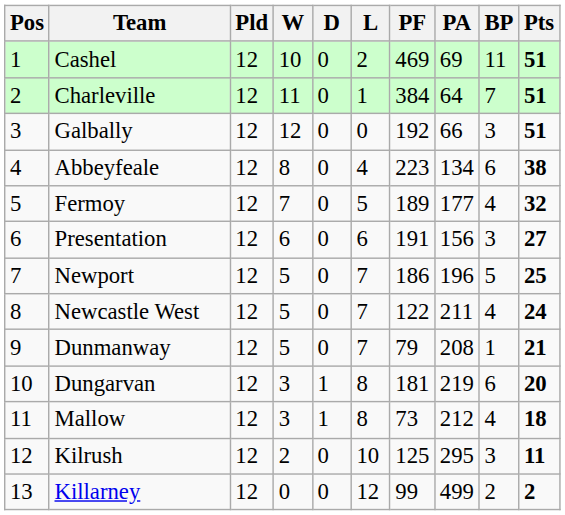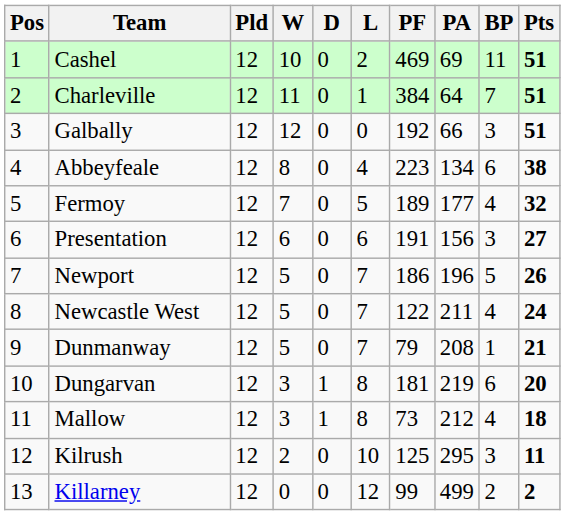(535, 275) 25 -> (535, 275) 26
